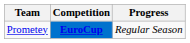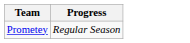- column: (81, 13)
